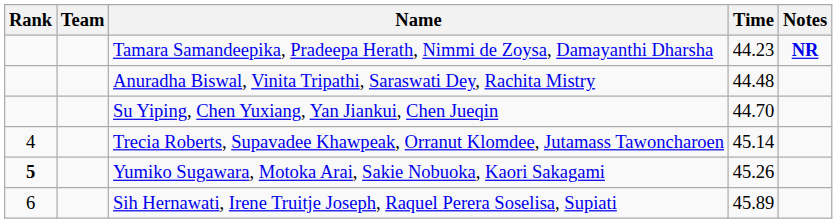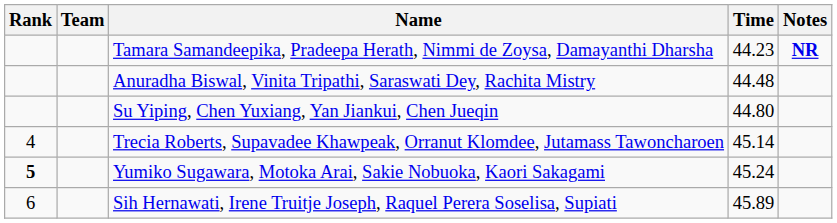(754, 111) 44.70 -> (754, 111) 44.80
(754, 172) 45.26 -> (754, 172) 45.24
